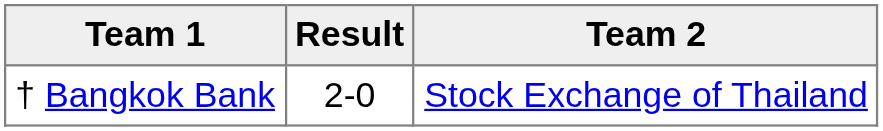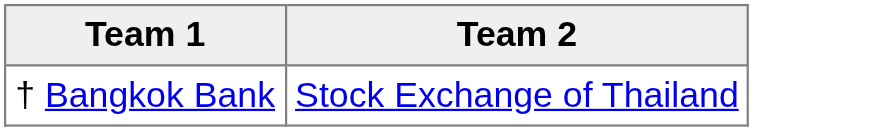- column: (350, 34)
